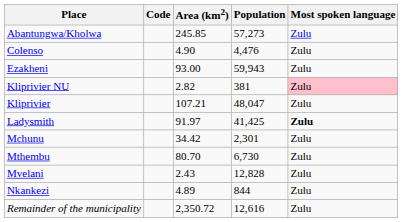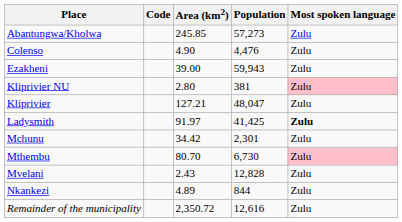(188, 68) 93.00 -> (188, 68) 39.00
(185, 86) 2.82 -> (185, 86) 2.80
(191, 103) 107.21 -> (191, 103) 127.21
(301, 156) no background -> (301, 156) pink background
